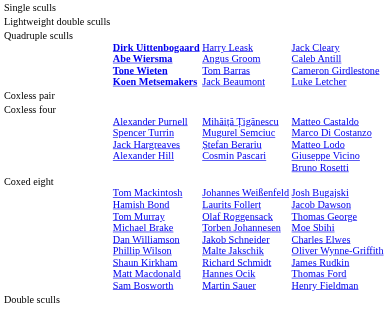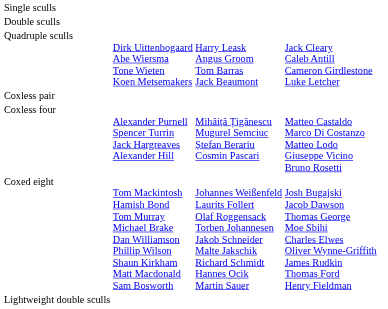rows swapped: (32, 299) <-> (57, 21)
(156, 64) bold -> (153, 64) normal
